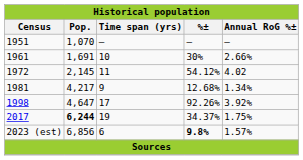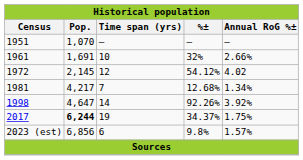(195, 57) 30% -> (195, 57) 32%
(104, 72) 11 -> (104, 72) 12
(101, 87) 9 -> (101, 87) 7
(104, 102) 17 -> (104, 102) 14
(198, 132) bold -> (198, 132) normal
